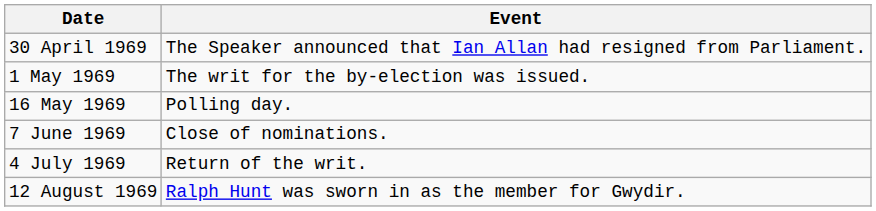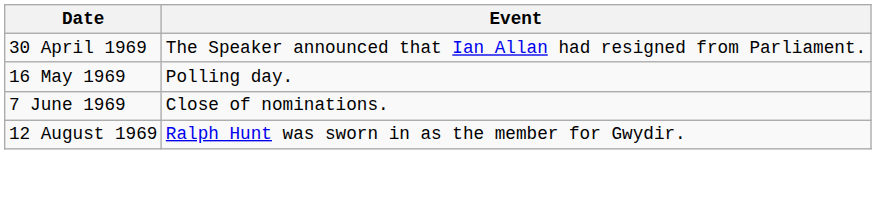- row: (62, 77)
- row: (67, 163)
